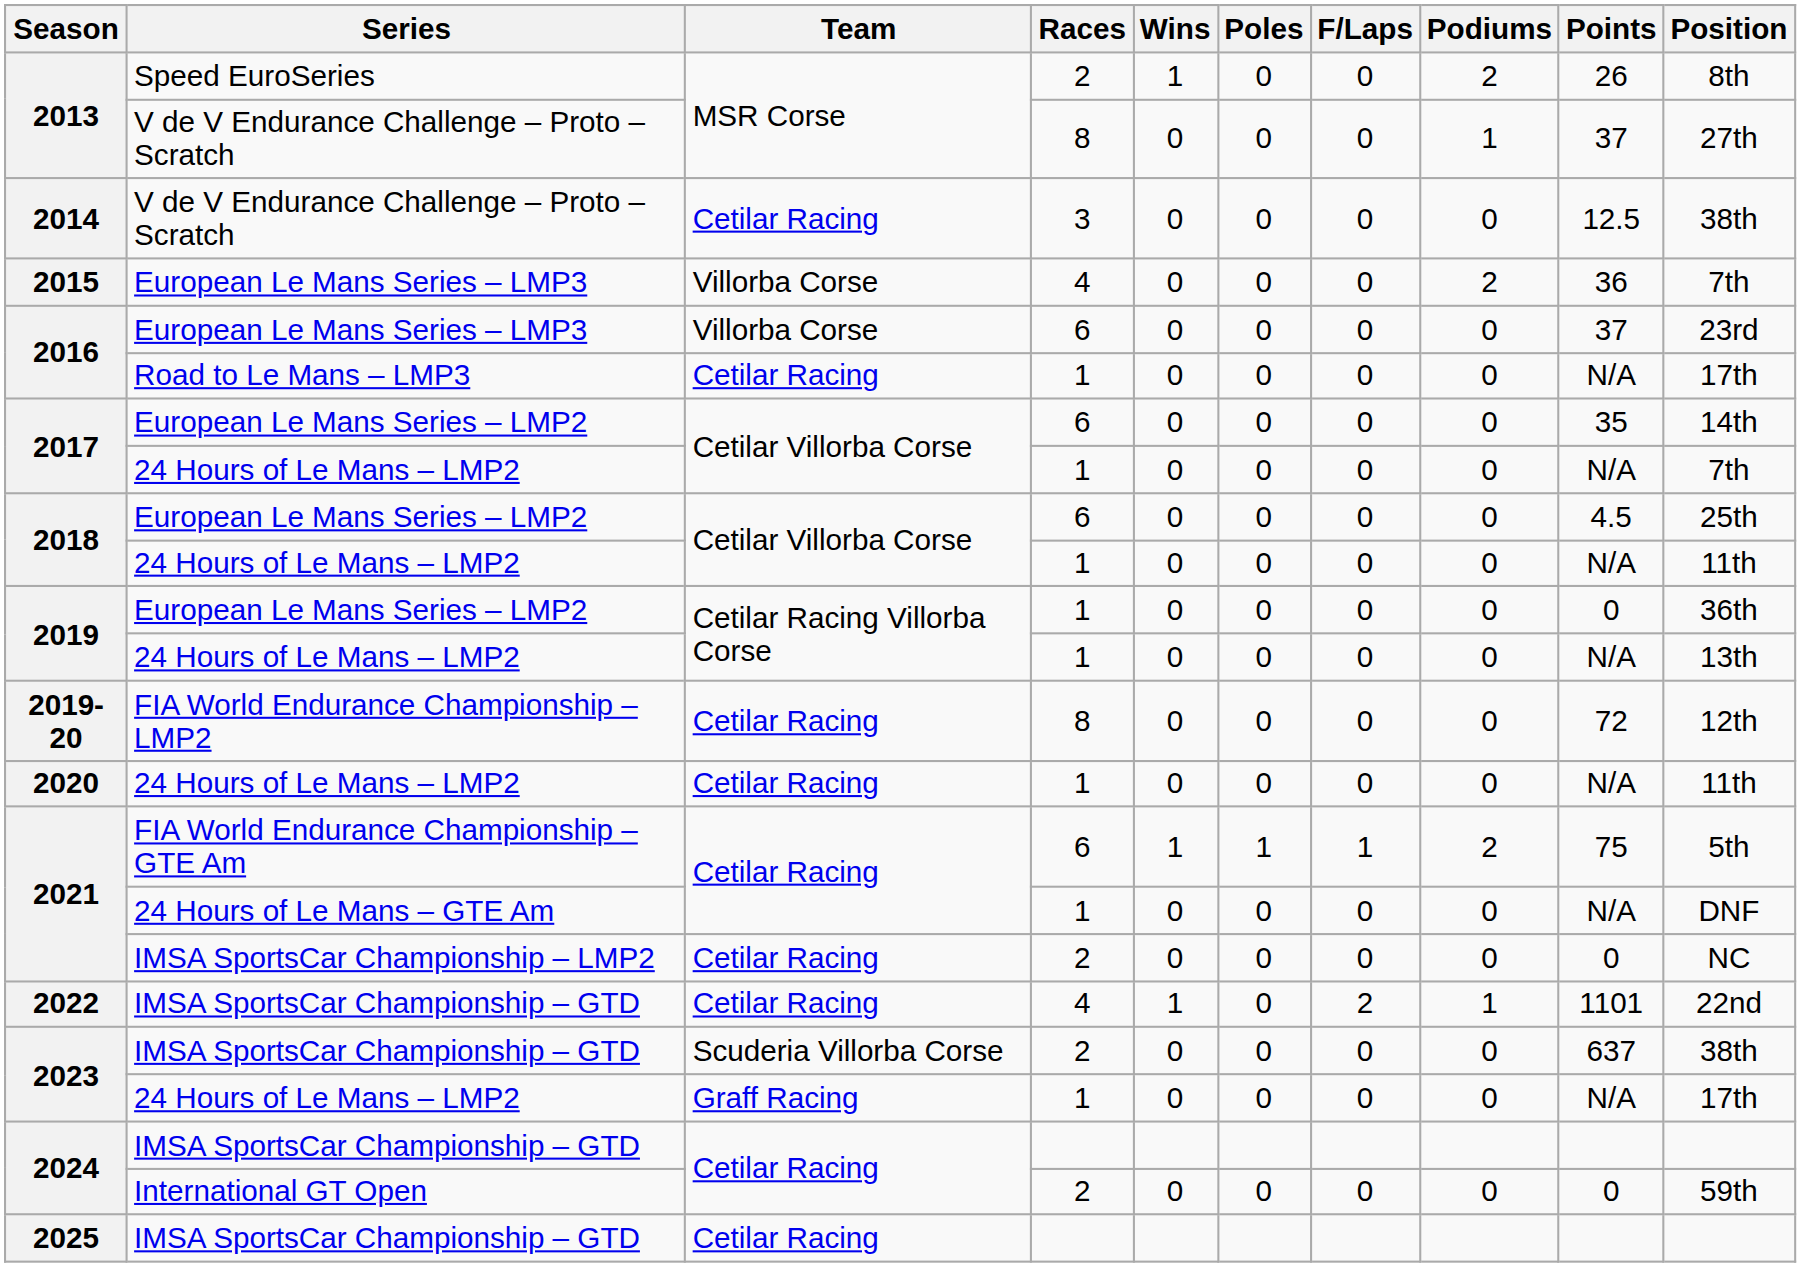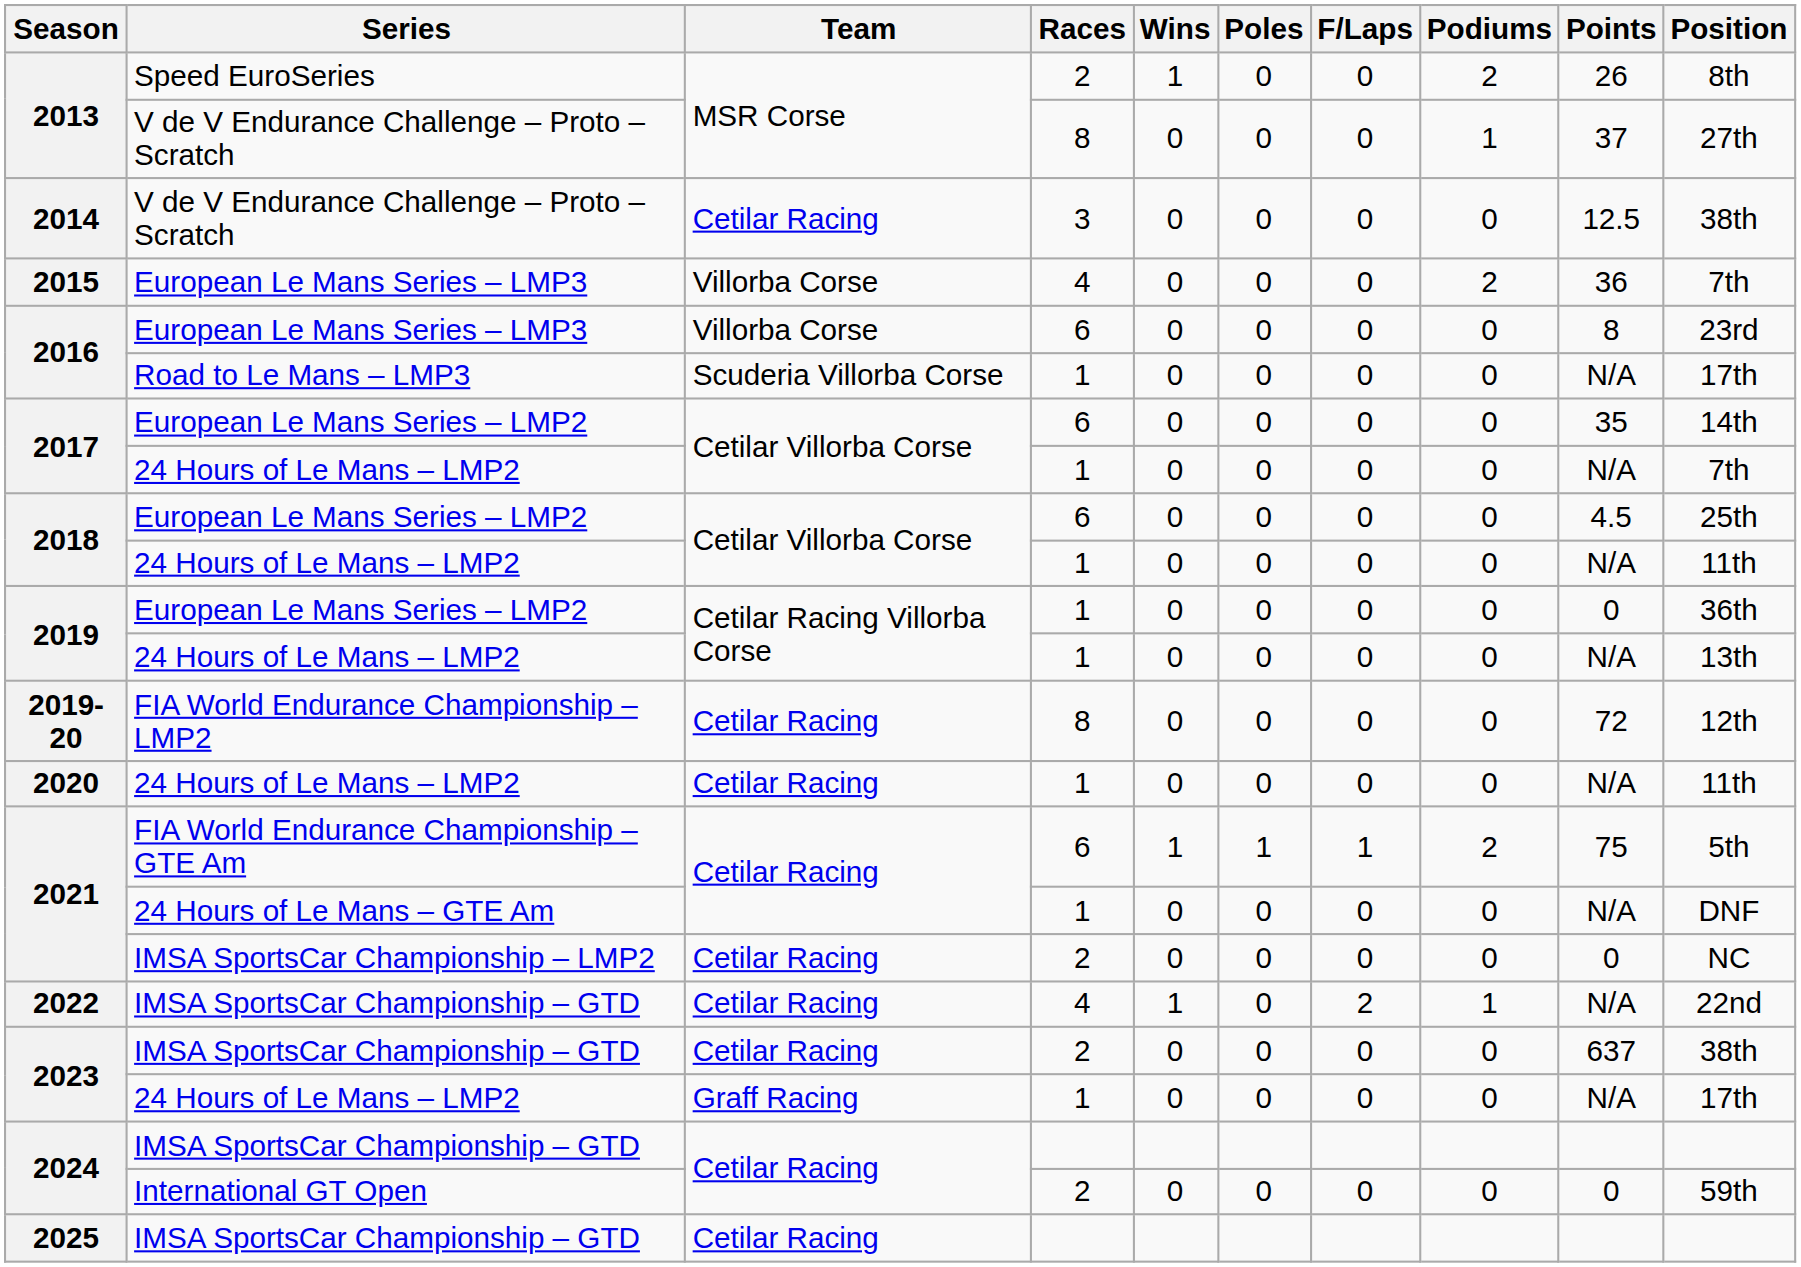(1611, 329) 37 -> (1611, 329) 8
(786, 376) Cetilar Racing -> (848, 376) Scuderia Villorba Corse
(1611, 1004) 1101 -> (1611, 1004) N/A
(848, 1051) Scuderia Villorba Corse -> (786, 1051) Cetilar Racing
